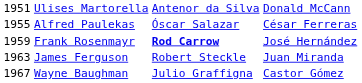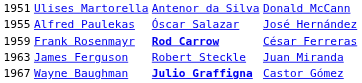(310, 24) César Ferreras -> (310, 24) José Hernández
(310, 41) José Hernández -> (310, 41) César Ferreras
(202, 73) normal -> (202, 73) bold
